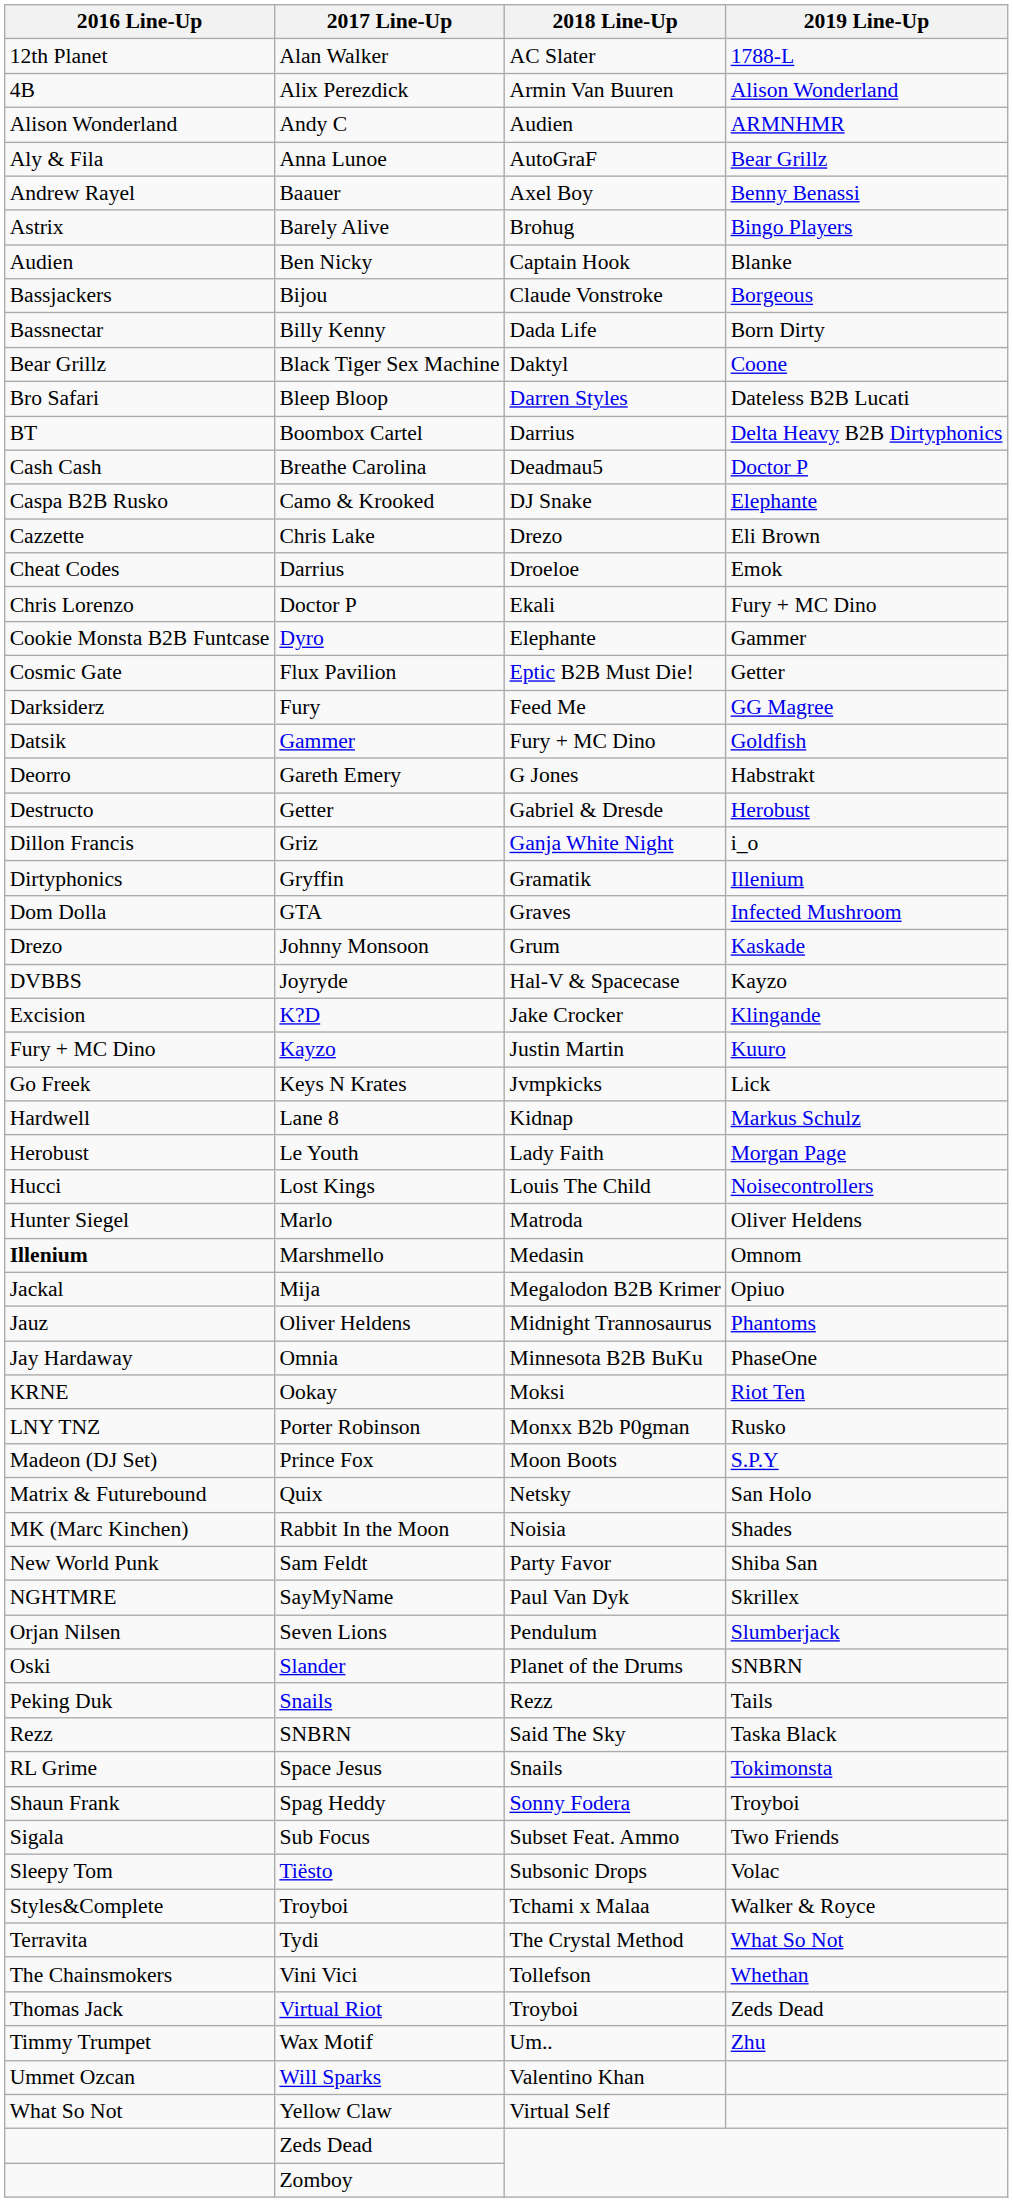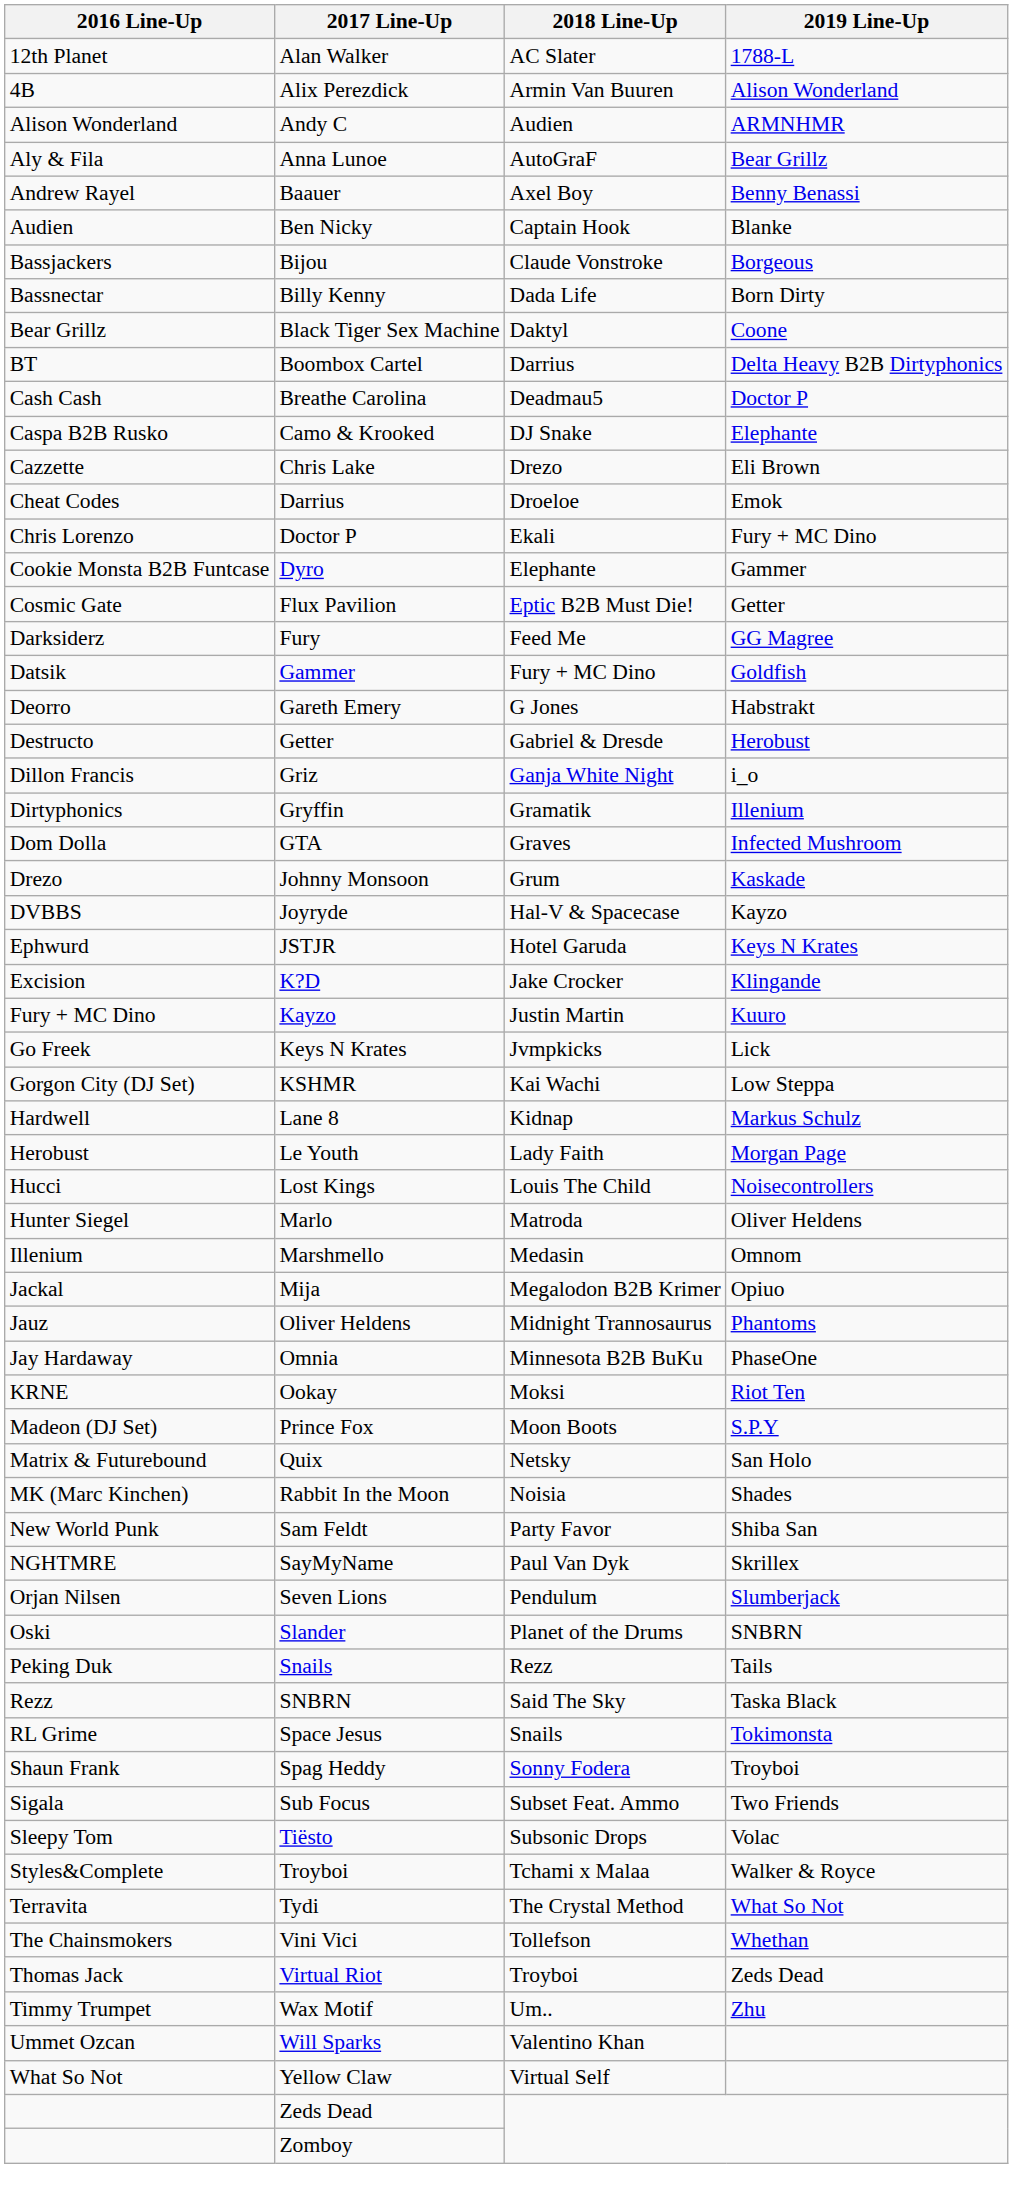- row: (334, 227)
- row: (334, 398)
+ row: (308, 946)
+ row: (318, 1083)
(49, 1254) bold -> (46, 1254) normal
- row: (350, 1426)
